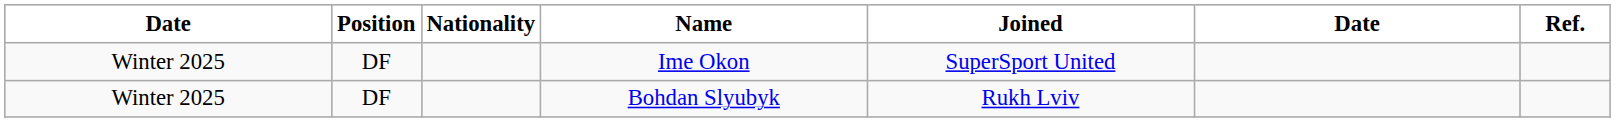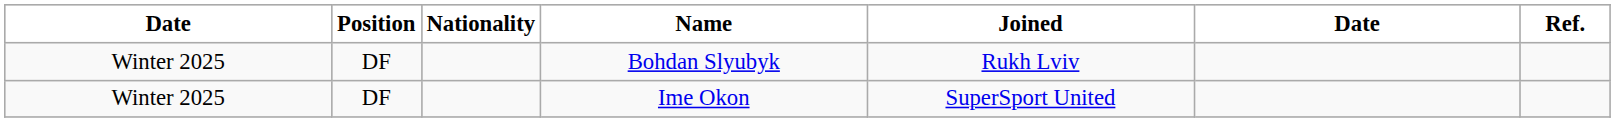rows swapped: (704, 61) <-> (704, 98)
